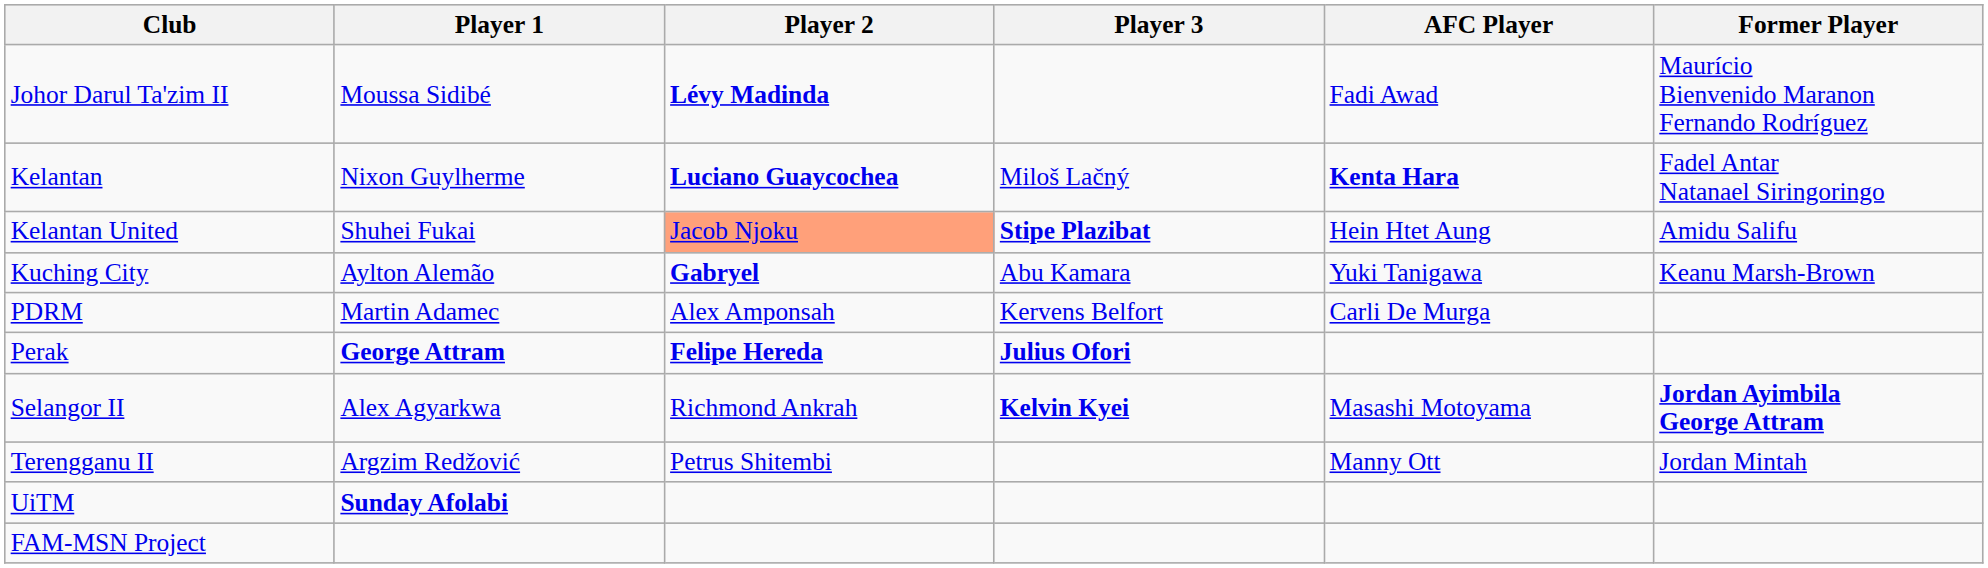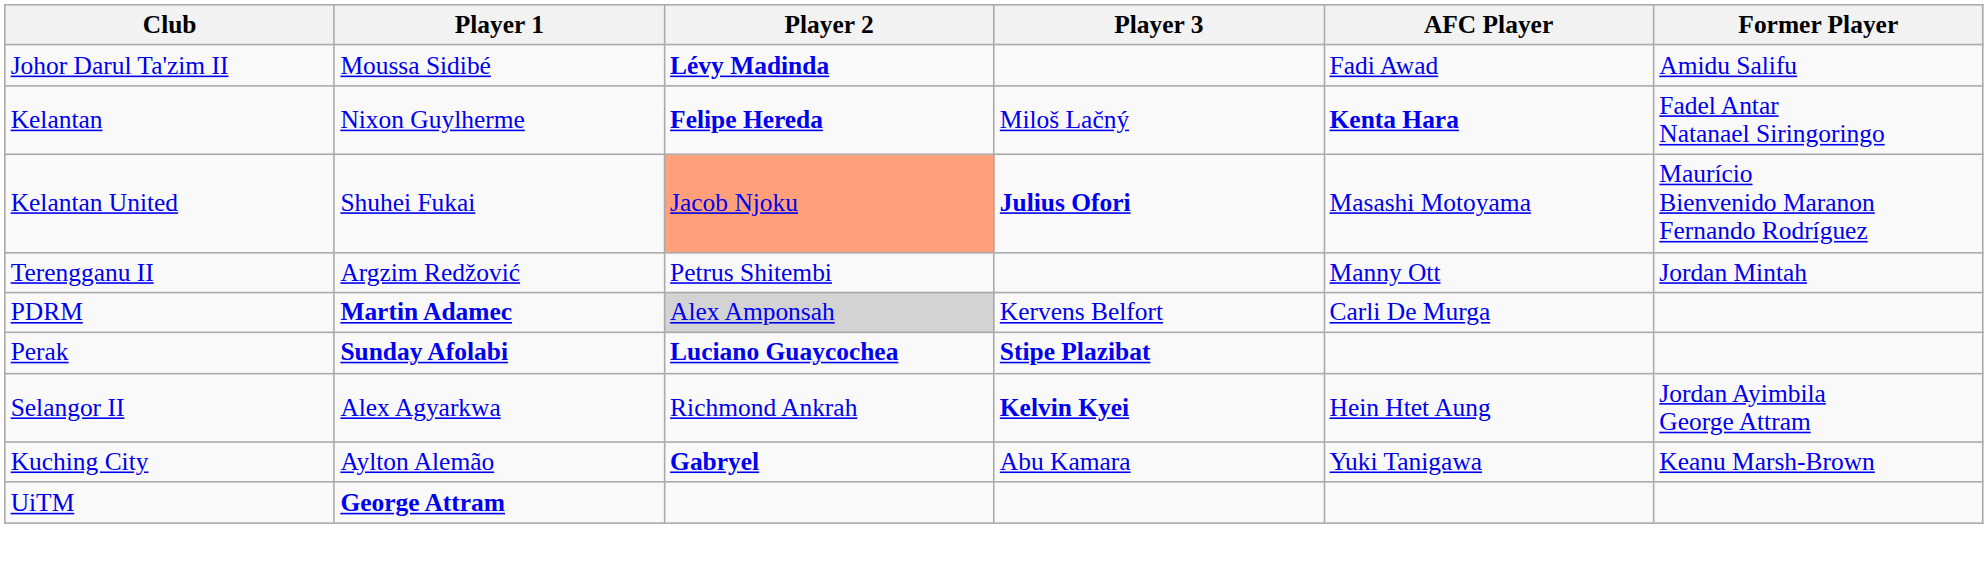(1767, 93) Maurício Bienvenido Maranon Fernando Rodríguez -> (1728, 65) Amidu Salifu
(784, 176) Luciano Guaycochea -> (747, 119) Felipe Hereda
(1075, 231) Stipe Plazibat -> (1065, 202) Julius Ofori
(1410, 231) Hein Htet Aung -> (1430, 202) Masashi Motoyama
(1728, 231) Amidu Salifu -> (1767, 202) Maurício Bienvenido Maranon Fernando Rodríguez
rows swapped: (80, 271) <-> (82, 461)
(420, 312) normal -> (426, 312) bold
(752, 312) no background -> (752, 312) lightgrey background
(423, 352) George Attram -> (424, 352) Sunday Afolabi
(747, 352) Felipe Hereda -> (784, 352) Luciano Guaycochea
(1065, 352) Julius Ofori -> (1075, 352) Stipe Plazibat
(1430, 407) Masashi Motoyama -> (1410, 407) Hein Htet Aung
(1750, 407) bold -> (1743, 407) normal
(424, 502) Sunday Afolabi -> (423, 502) George Attram
- row: (108, 542)
